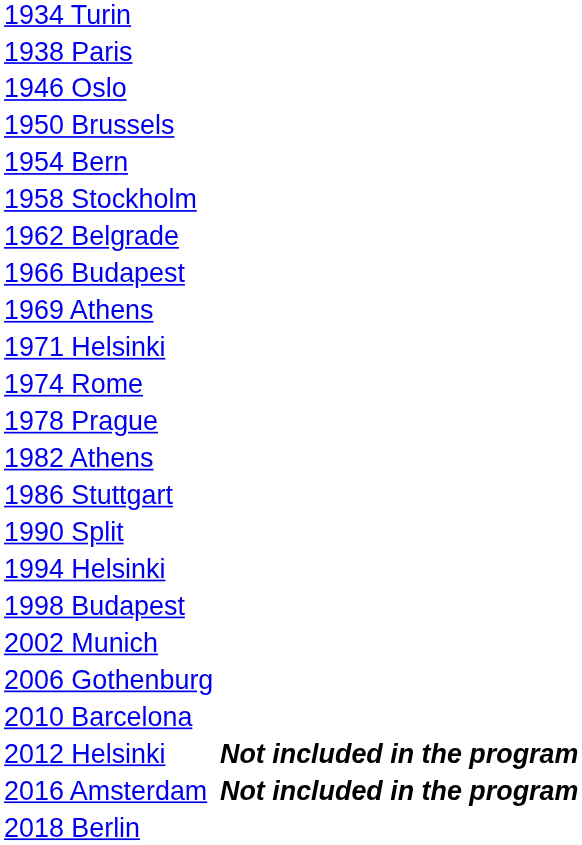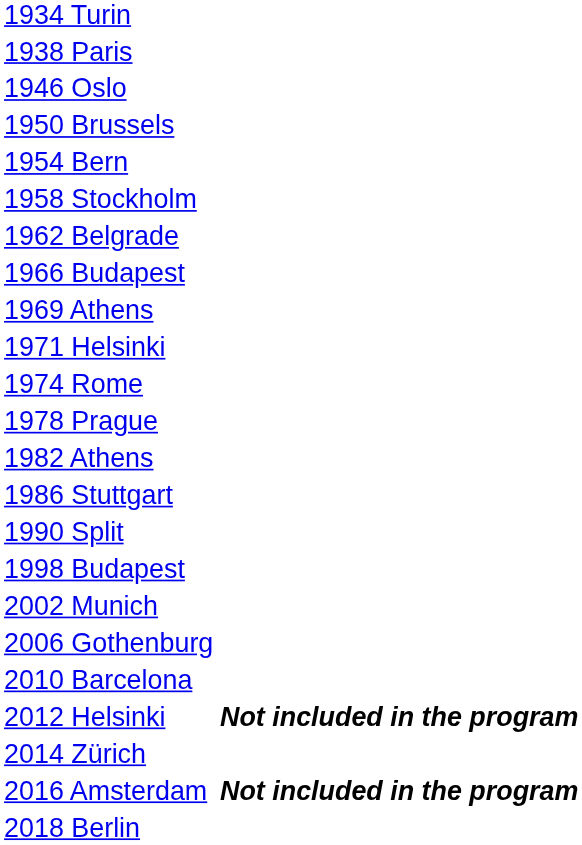- row: (85, 569)
+ row: (75, 754)
